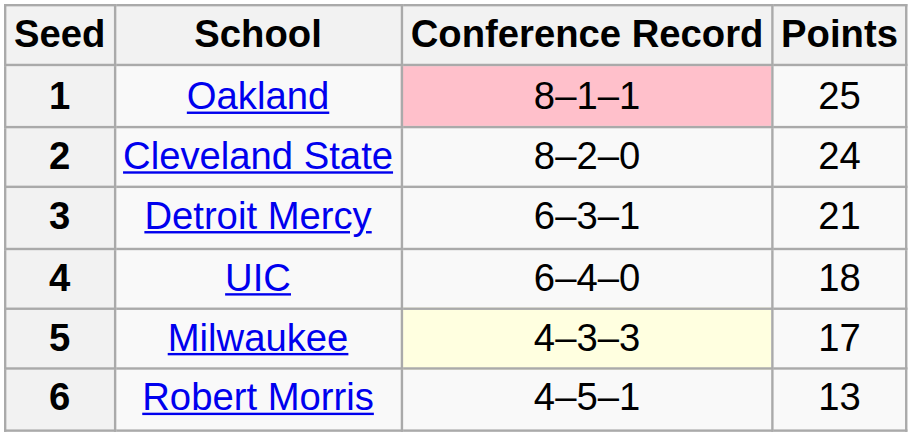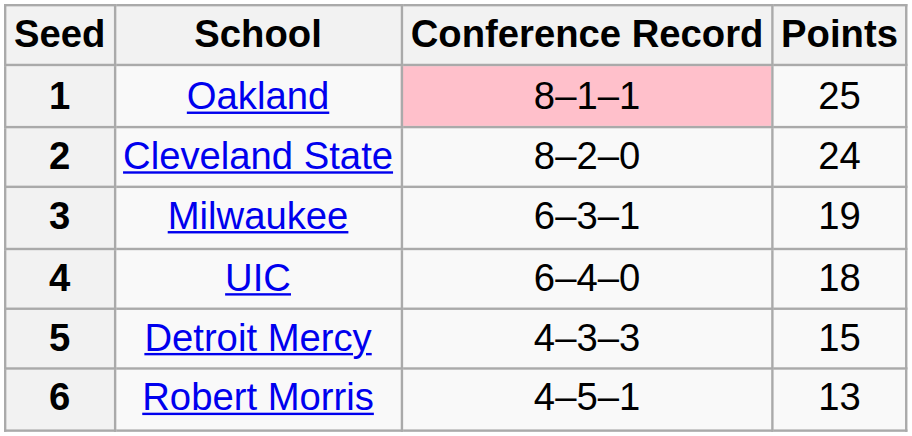(258, 216) Detroit Mercy -> (258, 216) Milwaukee
(839, 216) 21 -> (839, 216) 19
(258, 338) Milwaukee -> (258, 338) Detroit Mercy
(587, 338) lightyellow background -> (587, 338) no background
(839, 338) 17 -> (839, 338) 15
